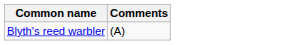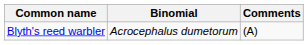+ column: (174, 13)
